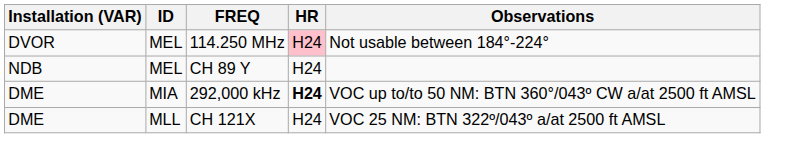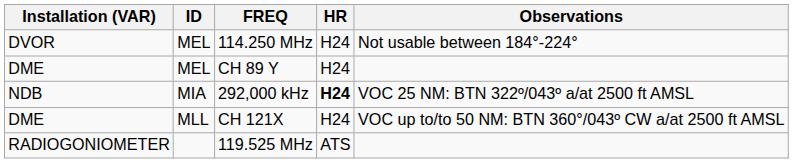(307, 42) pink background -> (335, 42) no background
(25, 68) NDB -> (26, 68) DME
(26, 94) DME -> (25, 94) NDB
(543, 94) VOC up to/to 50 NM: BTN 360°/043º CW a/at 2500 ft AMSL -> (526, 94) VOC 25 NM: BTN 322º/043º a/at 2500 ft AMSL
(497, 119) VOC 25 NM: BTN 322º/043º a/at 2500 ft AMSL -> (571, 119) VOC up to/to 50 NM: BTN 360°/043º CW a/at 2500 ft AMSL
+ row: (265, 145)
